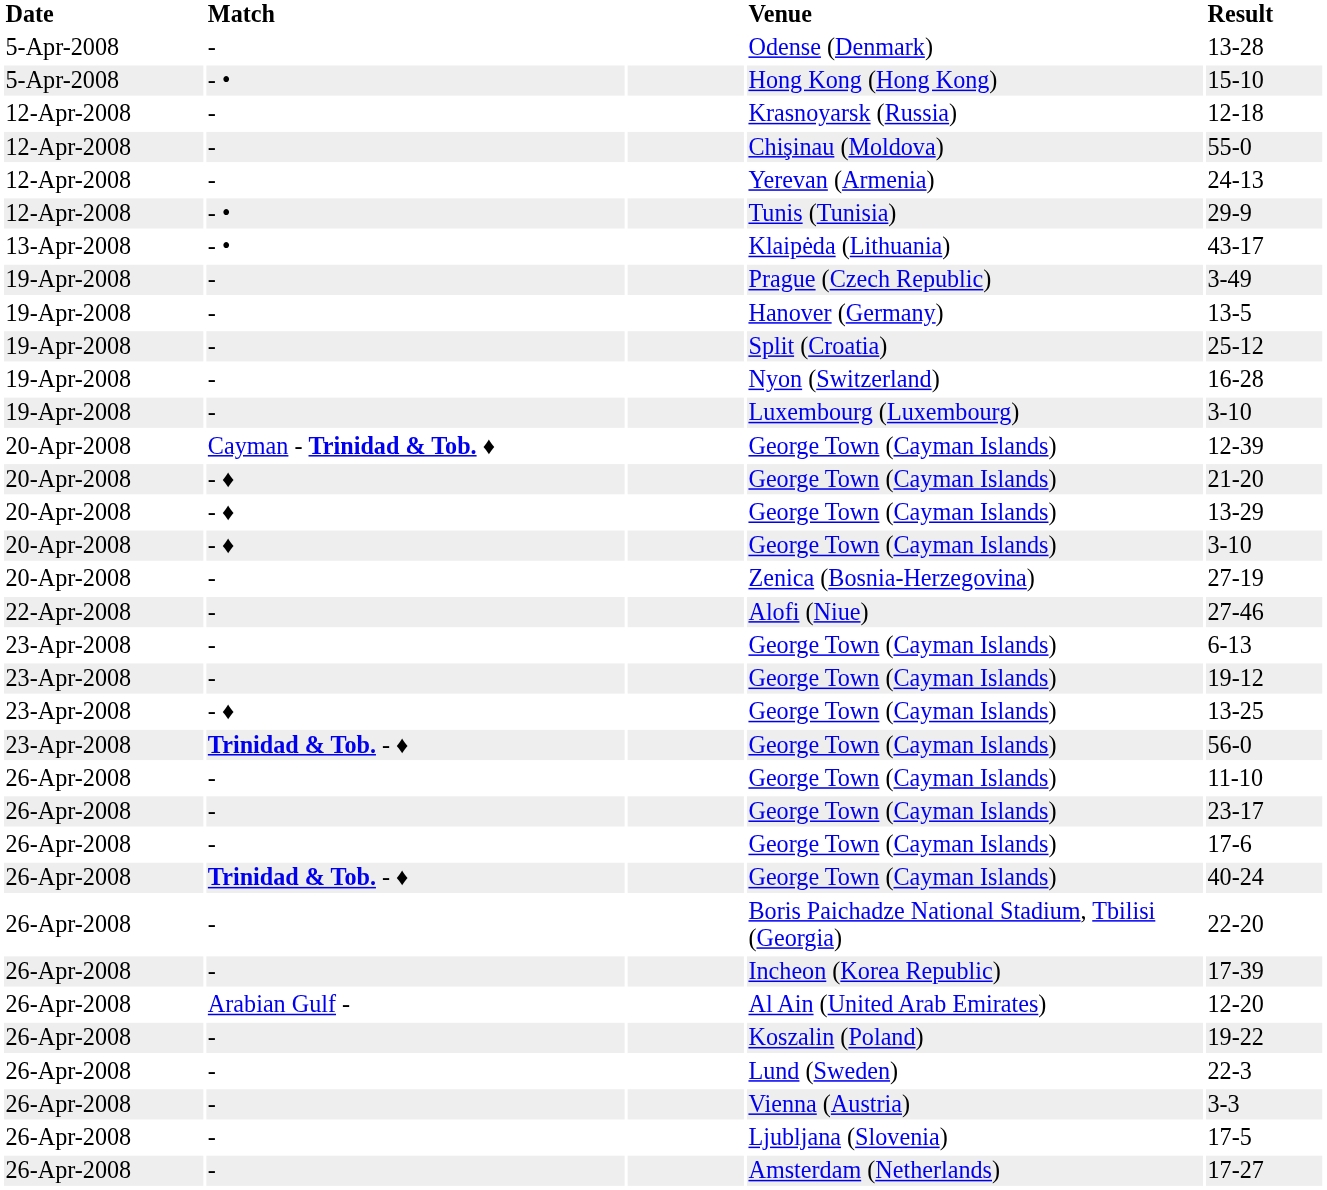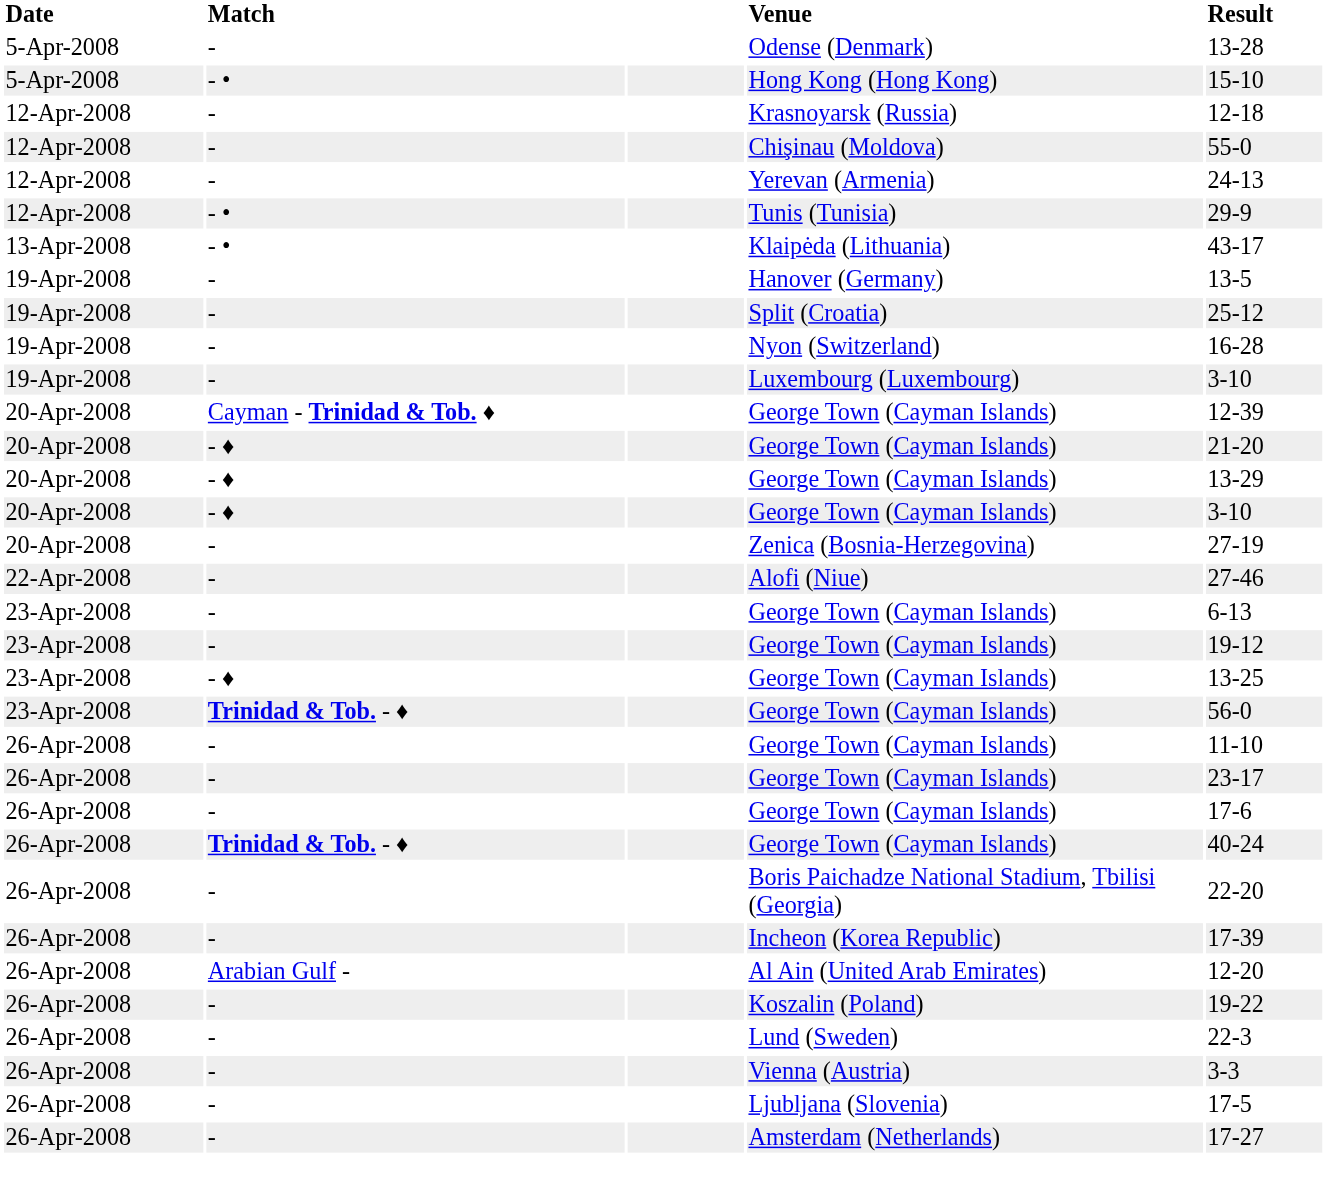- row: (212, 279)
